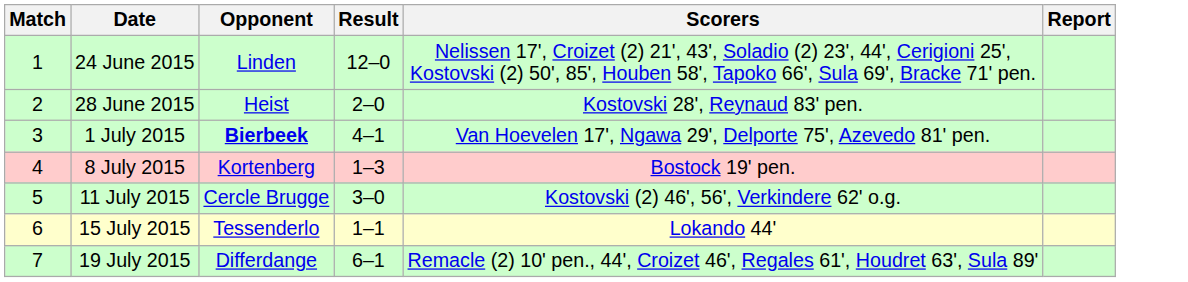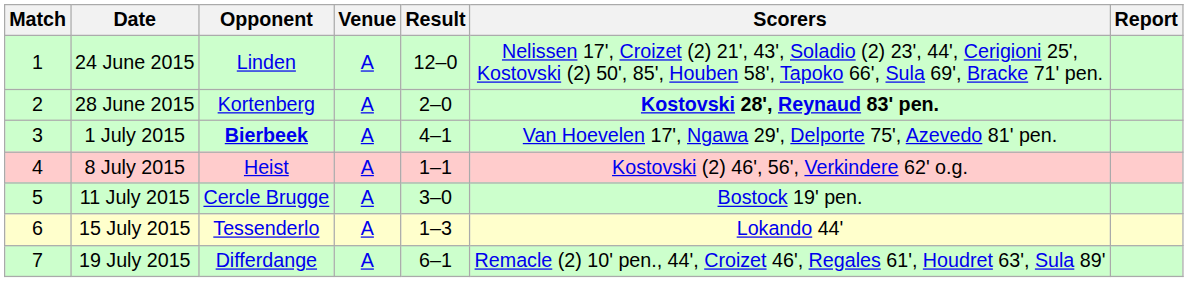+ column: (367, 20)
(266, 104) Heist -> (266, 104) Kortenberg
(723, 104) normal -> (790, 104) bold
(266, 167) Kortenberg -> (266, 167) Heist
(368, 167) 1–3 -> (435, 167) 1–1
(723, 167) Bostock 19' pen. -> (790, 167) Kostovski (2) 46', 56', Verkindere 62' o.g.
(723, 198) Kostovski (2) 46', 56', Verkindere 62' o.g. -> (790, 198) Bostock 19' pen.
(368, 229) 1–1 -> (435, 229) 1–3
